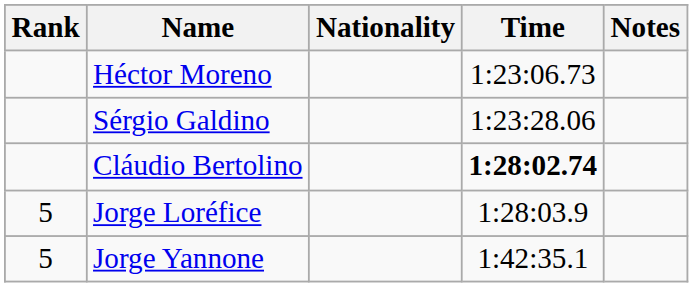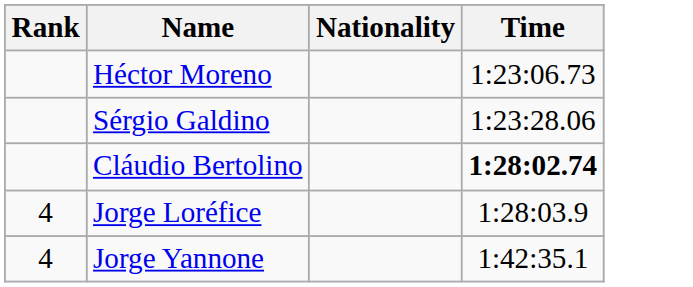- column: (645, 27)
(46, 212) 5 -> (46, 212) 4
(46, 258) 5 -> (46, 258) 4
